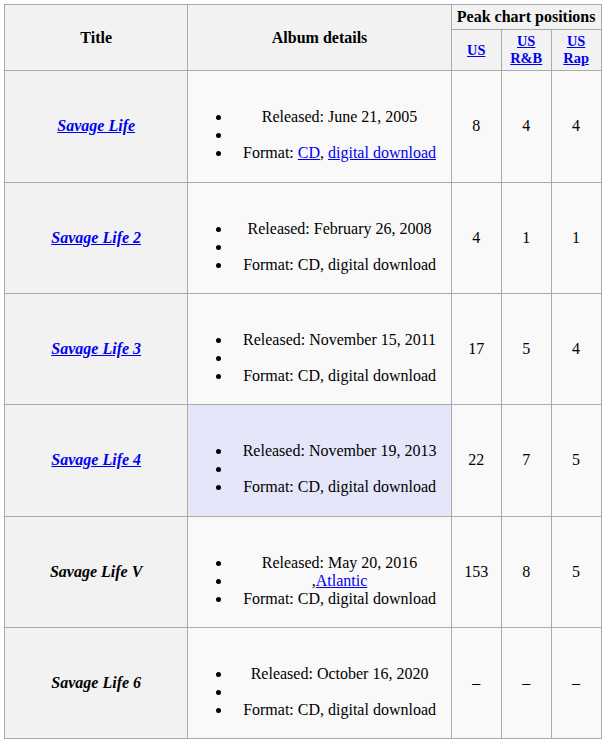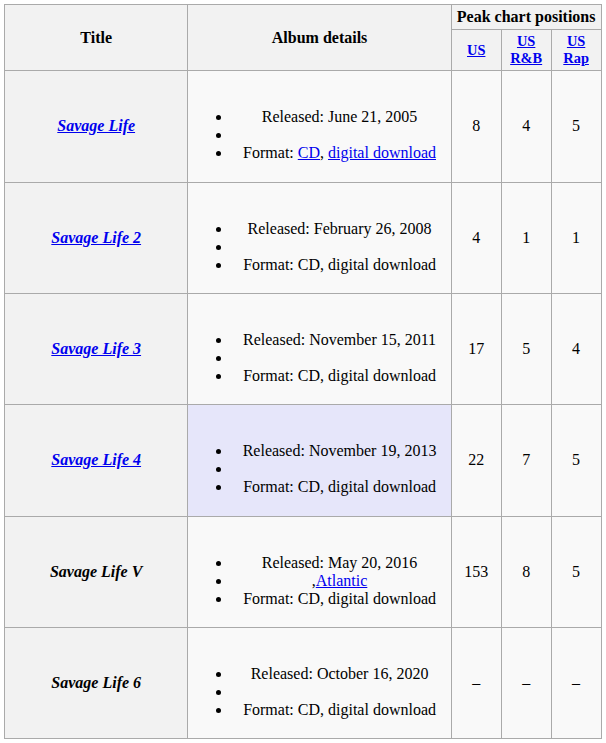(576, 126) 4 -> (576, 126) 5
